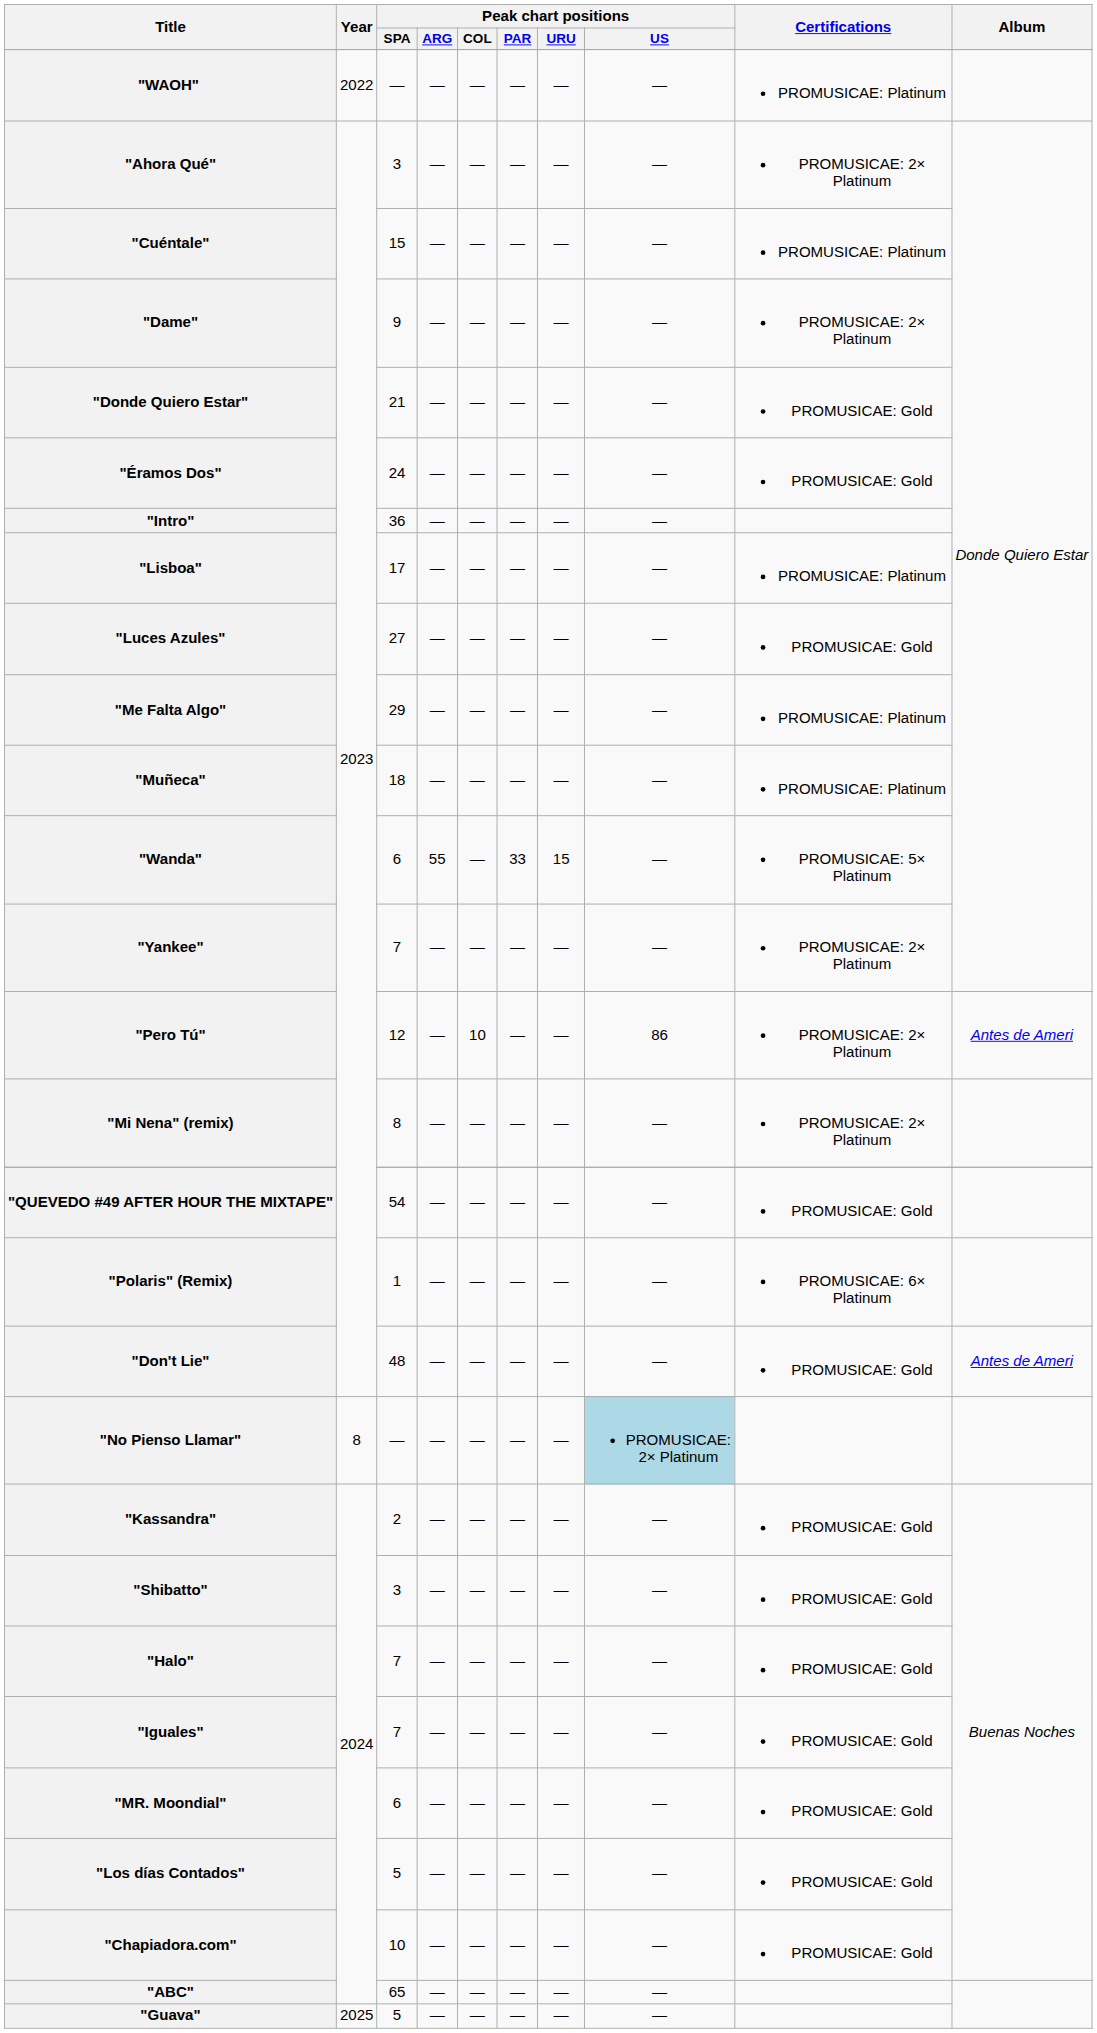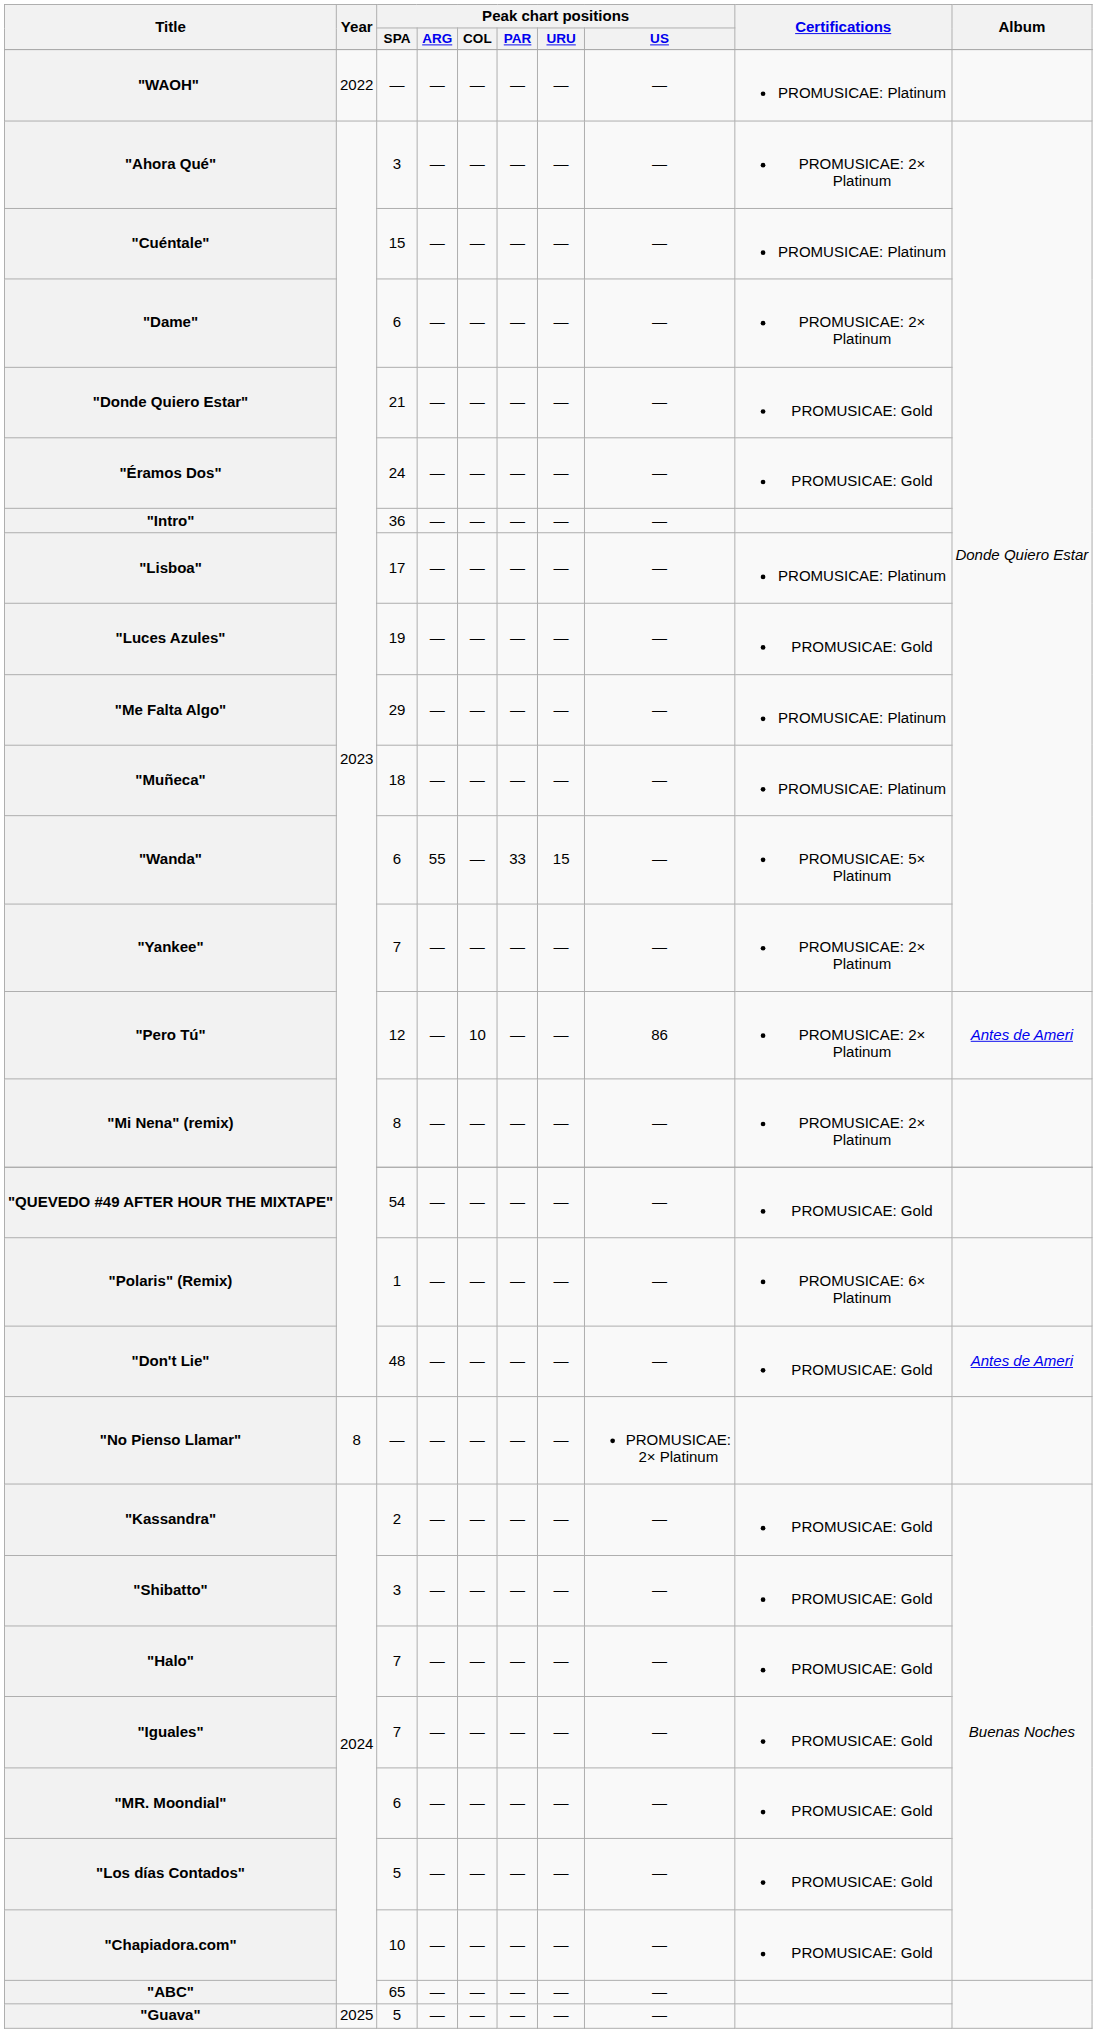(397, 323) 9 -> (397, 323) 6
(397, 638) 27 -> (397, 638) 19
(660, 1449) lightblue background -> (660, 1449) no background
